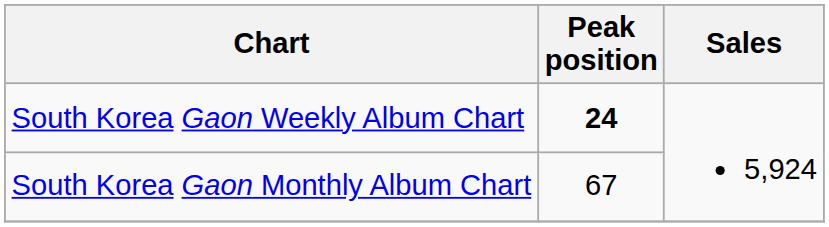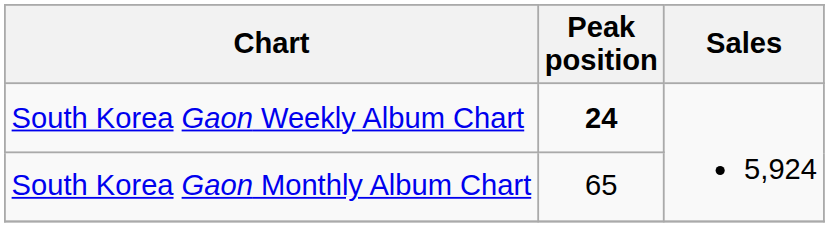(601, 186) 67 -> (601, 186) 65
